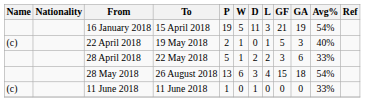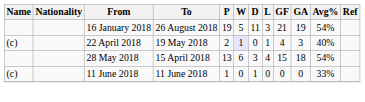(183, 27) 15 April 2018 -> (187, 27) 26 August 2018
(241, 43) no background -> (241, 43) lavender background
(282, 43) 5 -> (282, 43) 4
- row: (114, 58)
(187, 74) 26 August 2018 -> (183, 58) 15 April 2018
